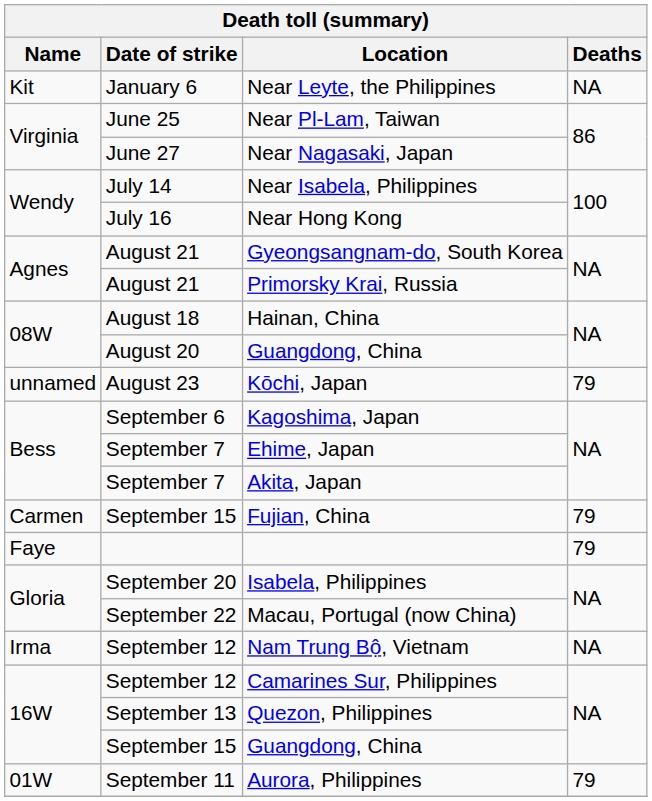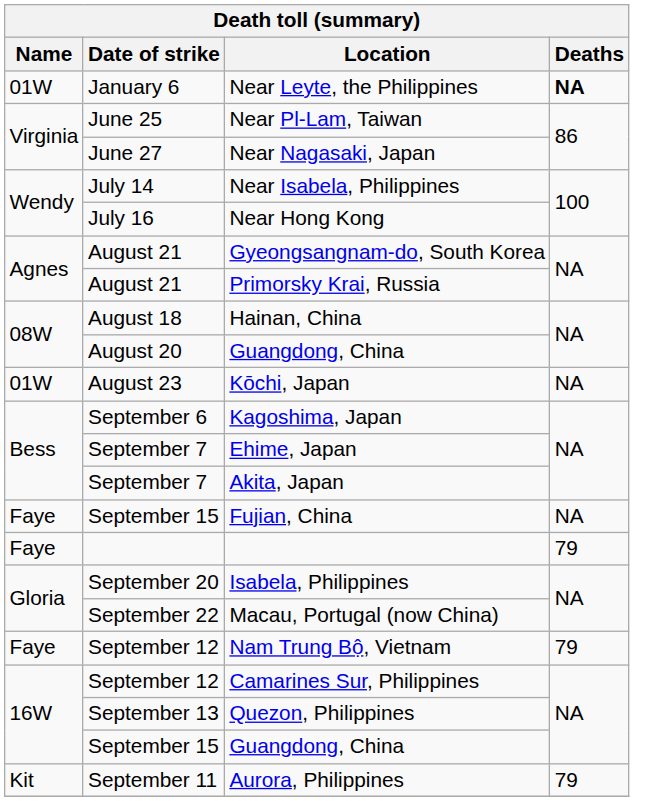(22, 86) Kit -> (31, 86) 01W
(587, 86) normal -> (570, 86) bold
(53, 383) unnamed -> (31, 383) 01W
(584, 383) 79 -> (569, 383) NA
(46, 515) Carmen -> (33, 515) Faye
(584, 515) 79 -> (569, 515) NA
(30, 647) Irma -> (33, 647) Faye
(587, 647) NA -> (566, 647) 79
(31, 779) 01W -> (22, 779) Kit
